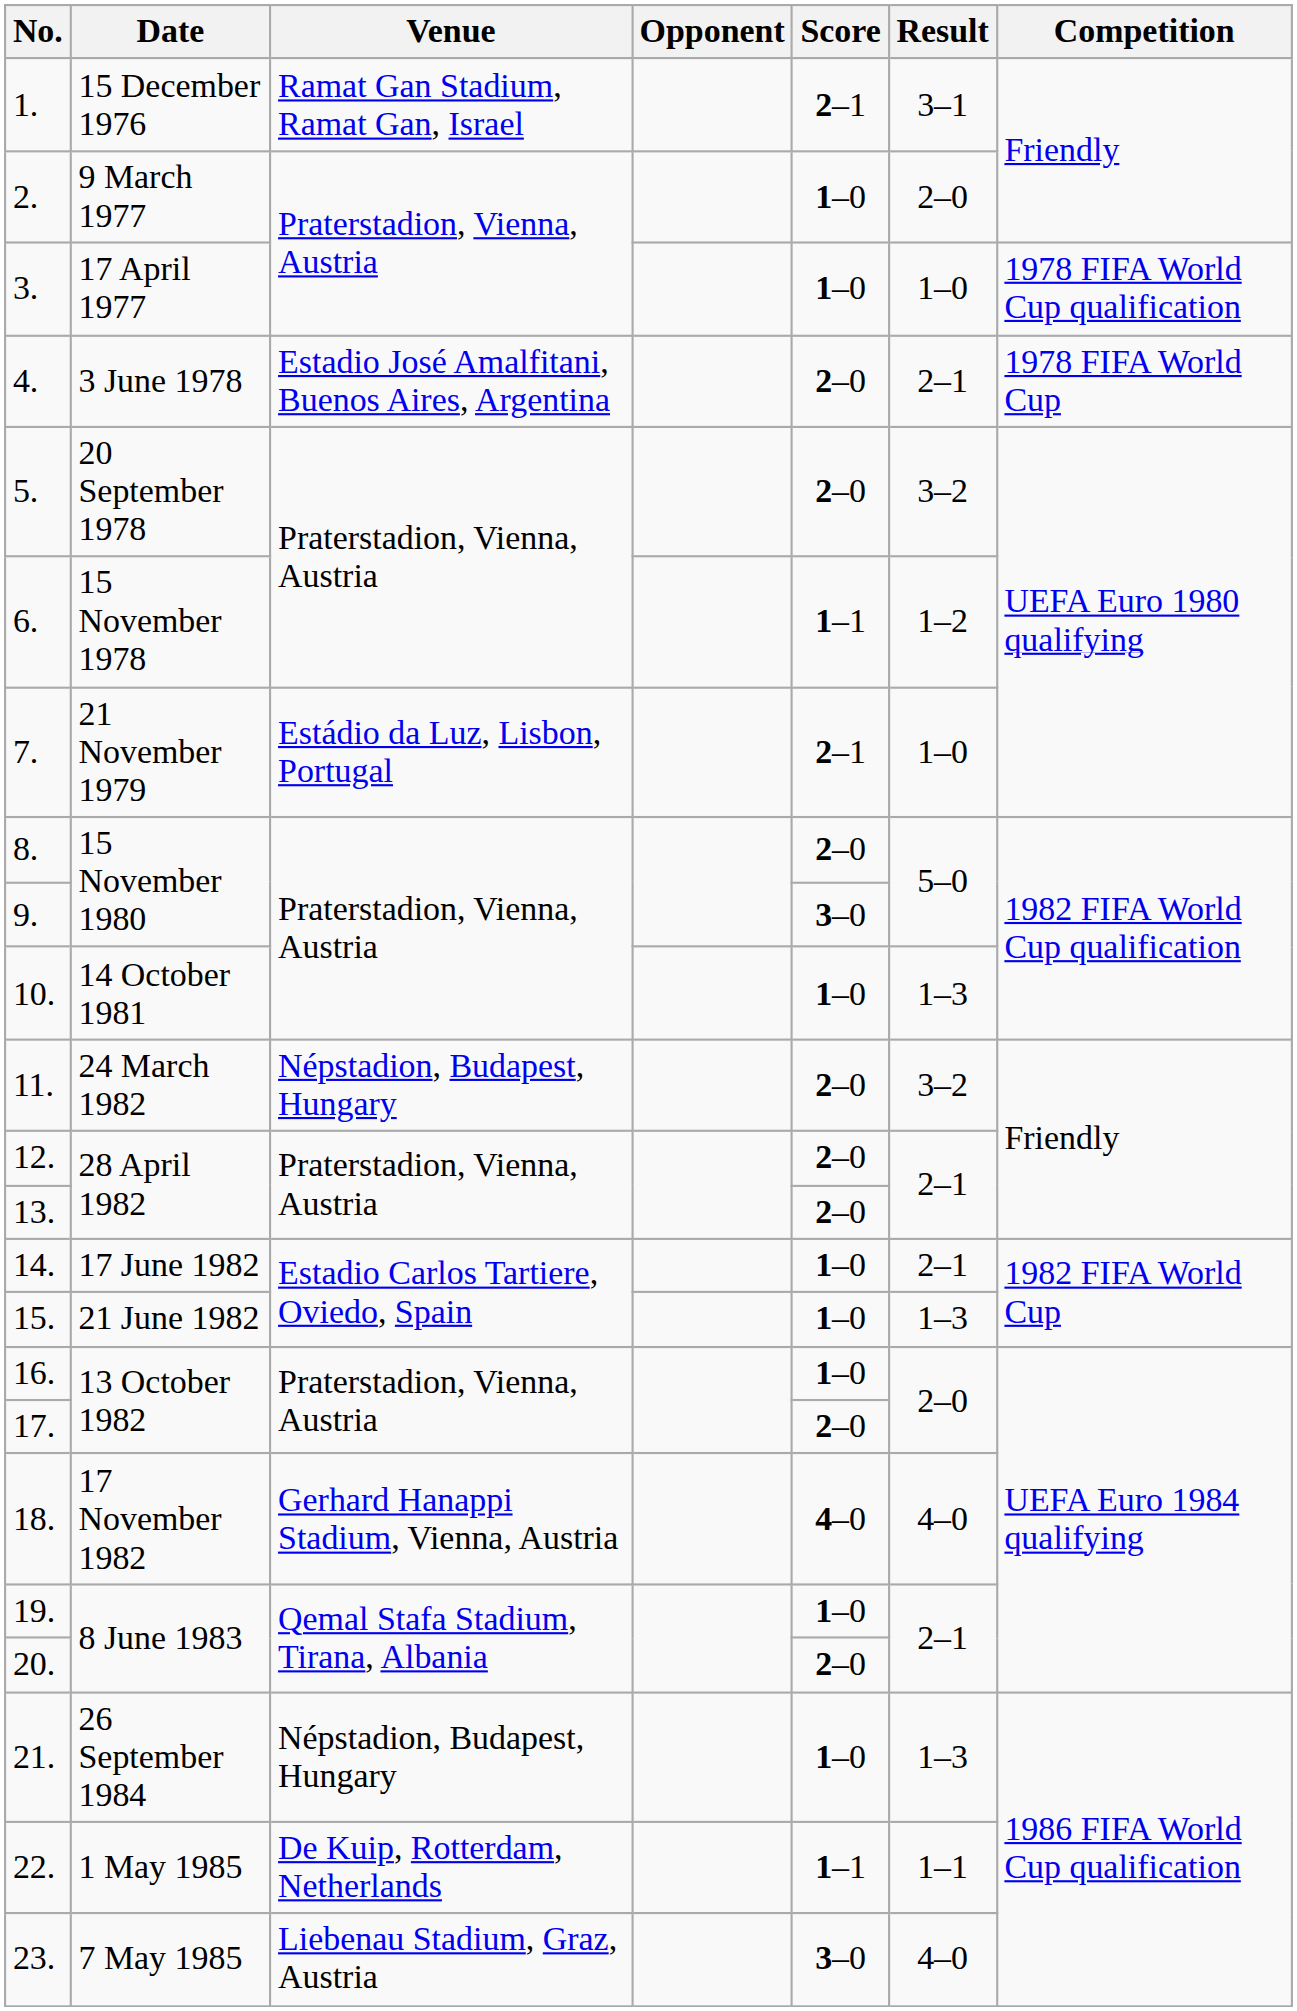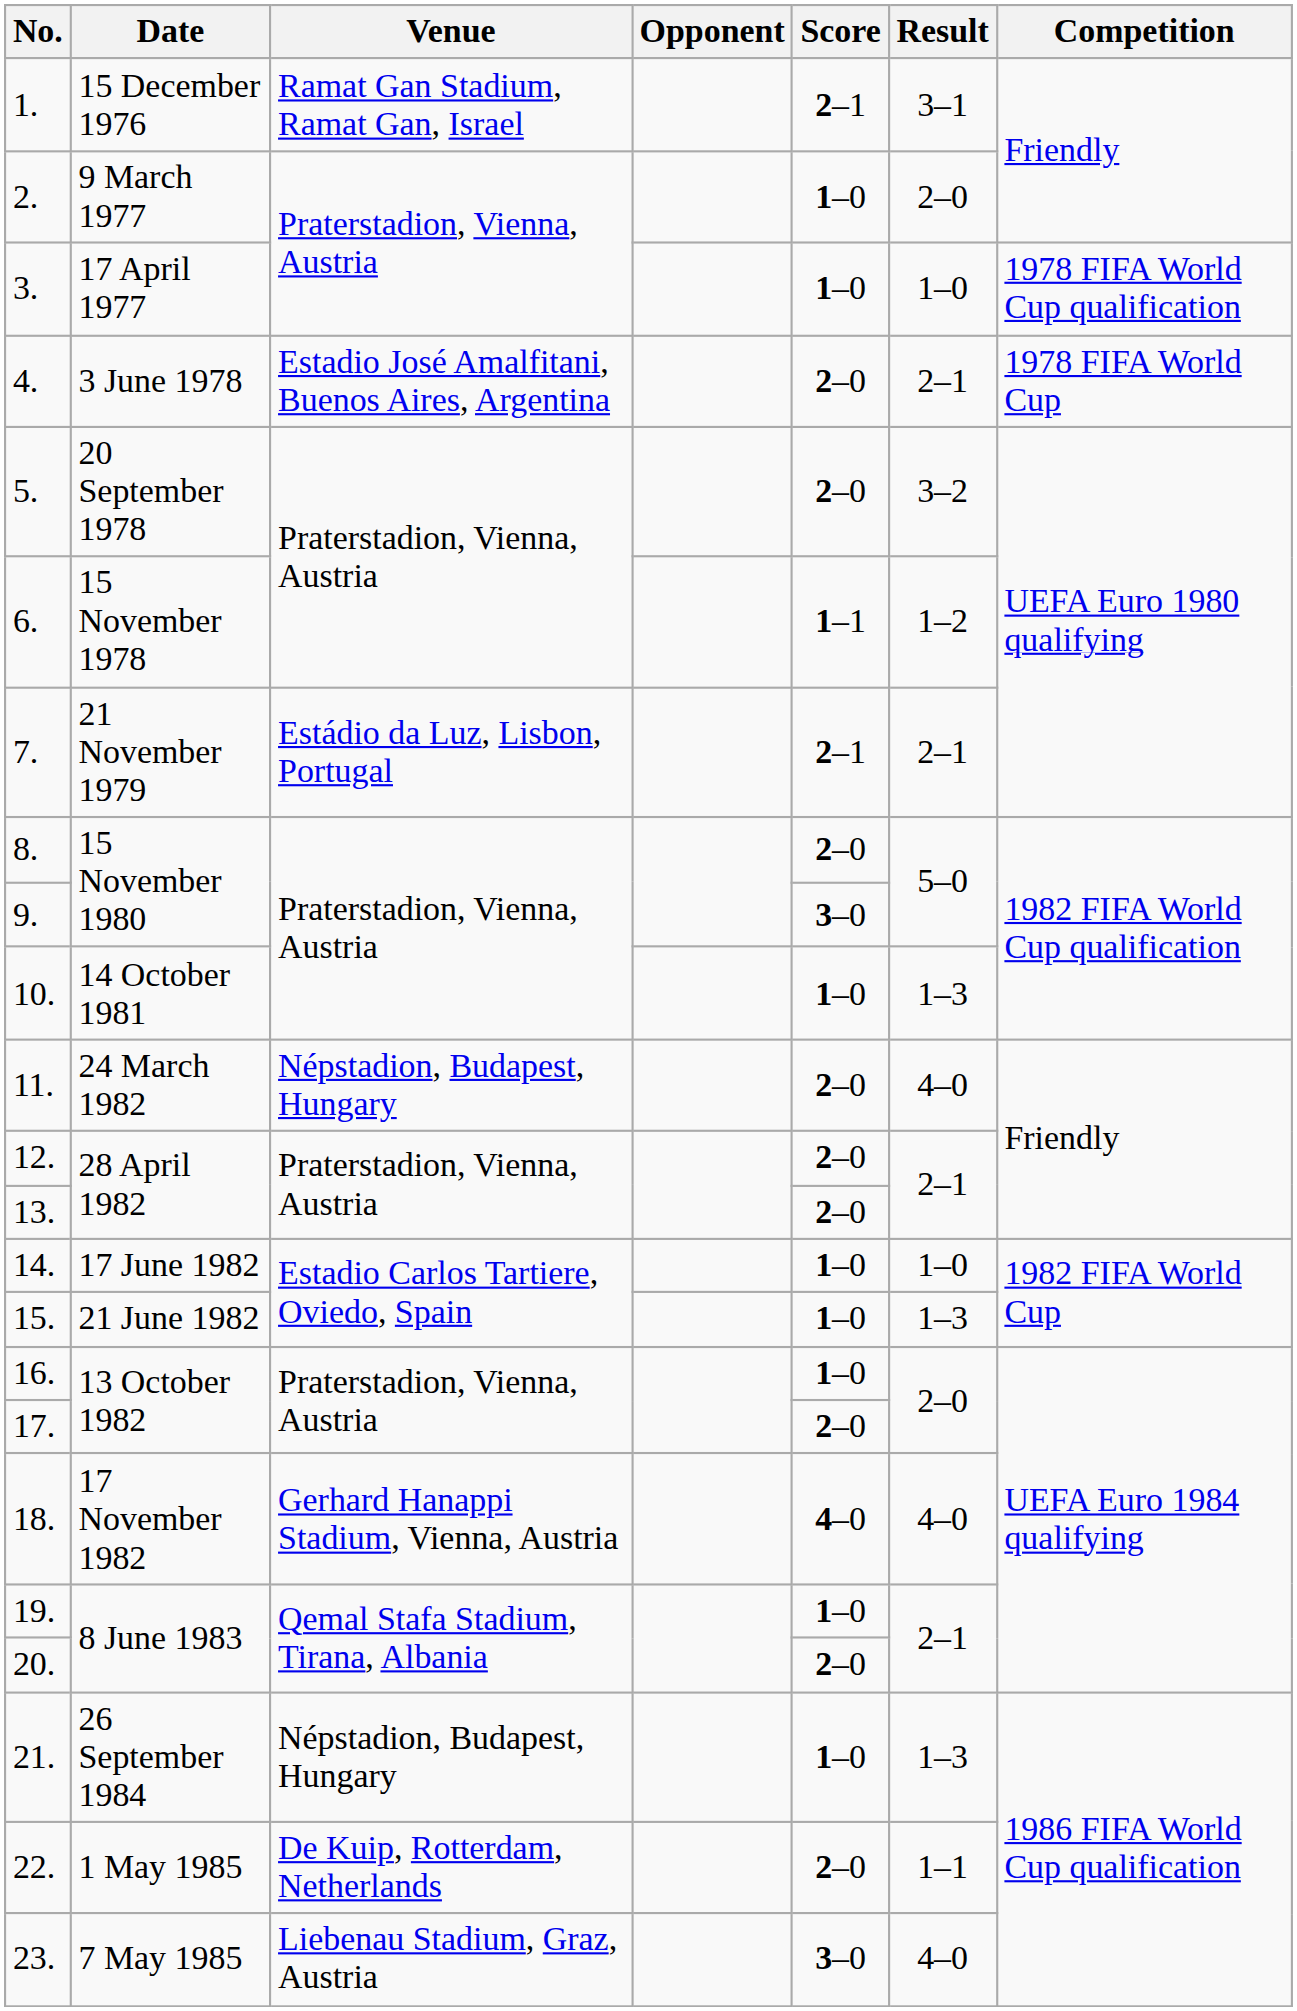(943, 751) 1–0 -> (943, 751) 2–1
(943, 1084) 3–2 -> (943, 1084) 4–0
(943, 1264) 2–1 -> (943, 1264) 1–0
(841, 1867) 1–1 -> (841, 1867) 2–0
